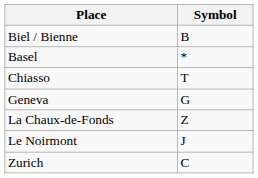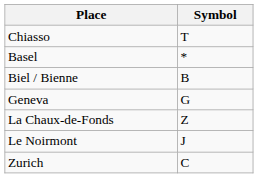rows swapped: (43, 36) <-> (29, 78)
